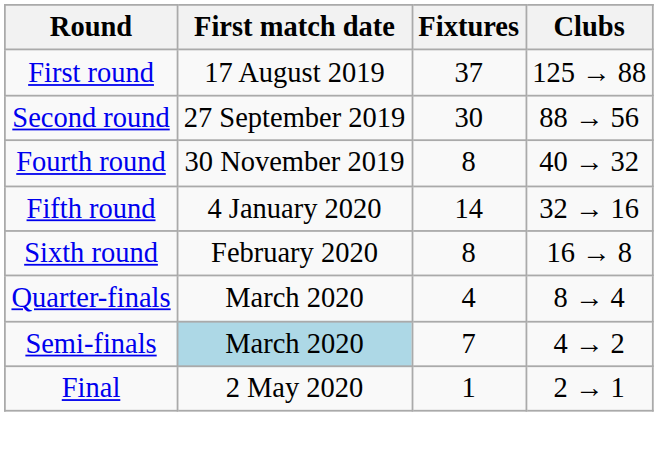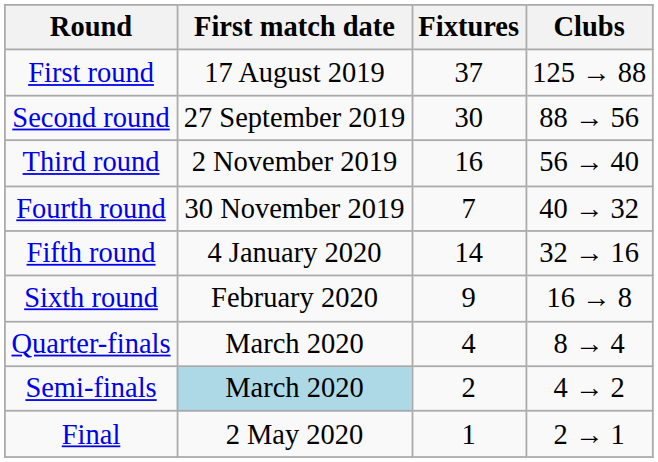+ row: (91, 162)
(469, 162) 8 -> (469, 207) 7
(469, 252) 8 -> (469, 298) 9
(469, 343) 7 -> (469, 388) 2
